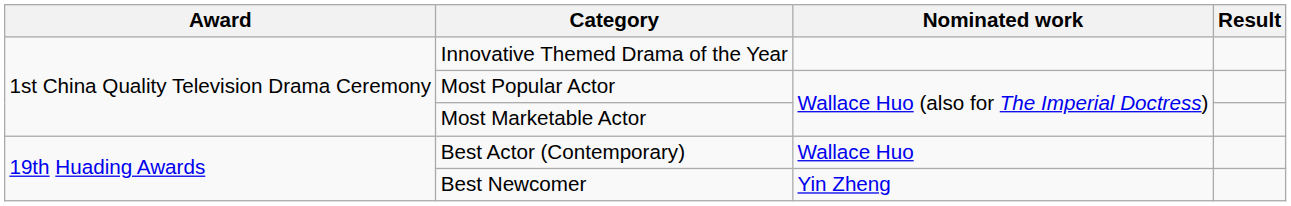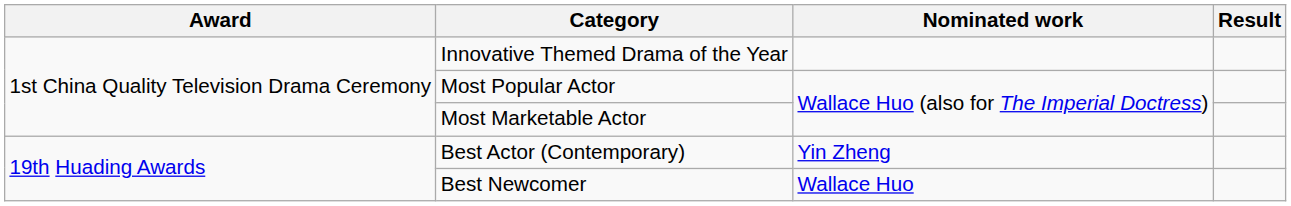(856, 151) Wallace Huo -> (844, 151) Yin Zheng
(844, 184) Yin Zheng -> (856, 184) Wallace Huo
